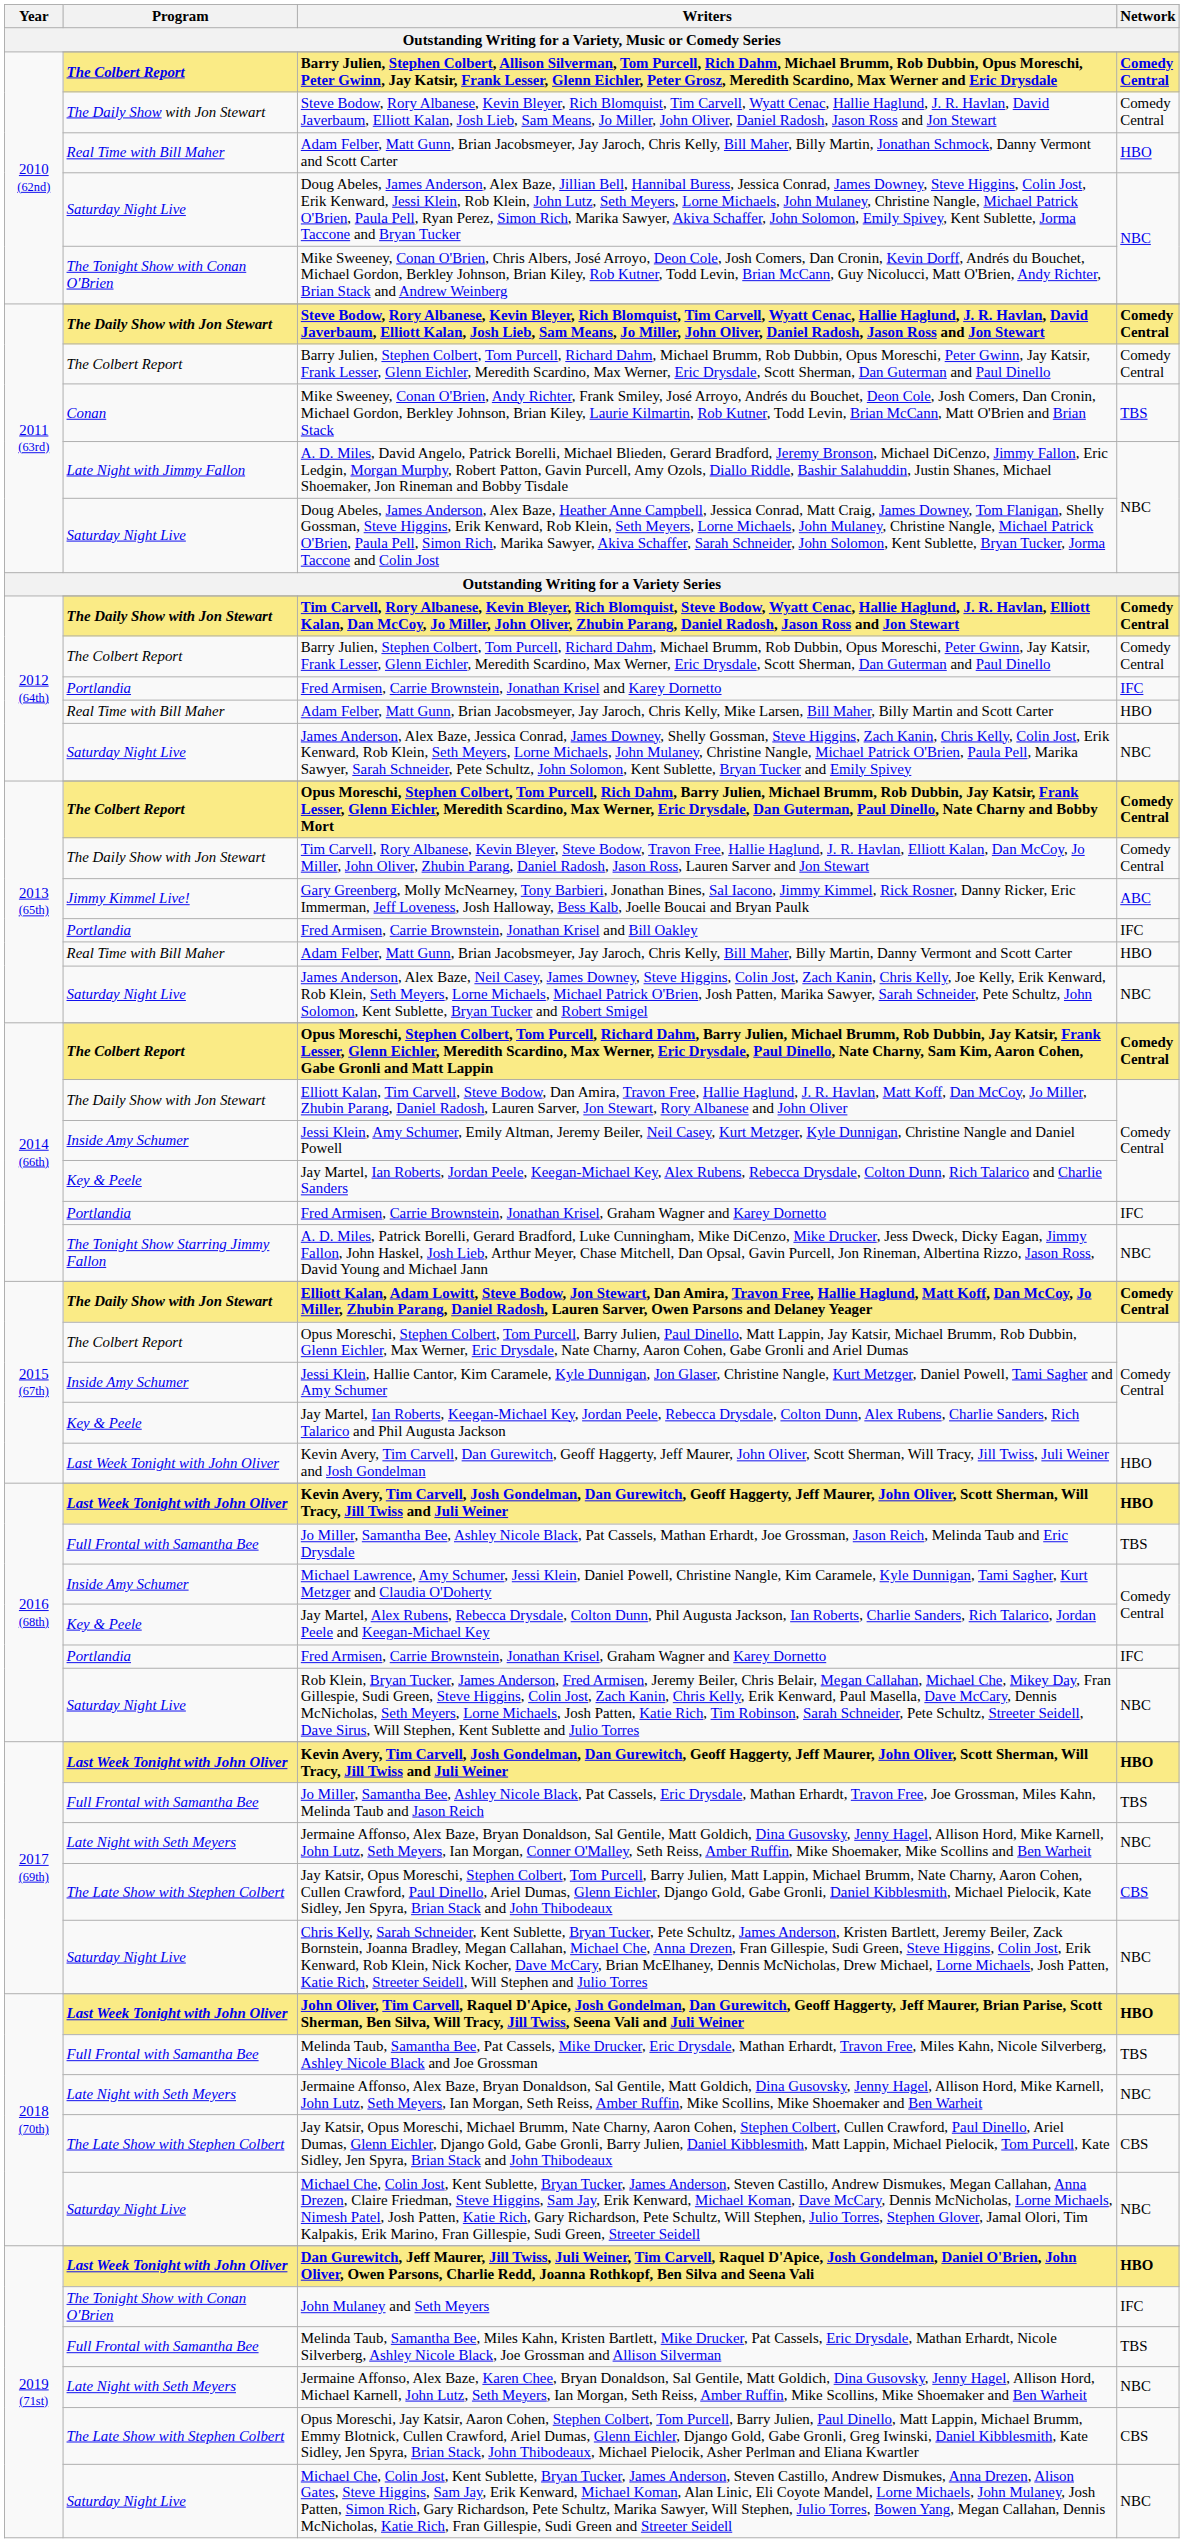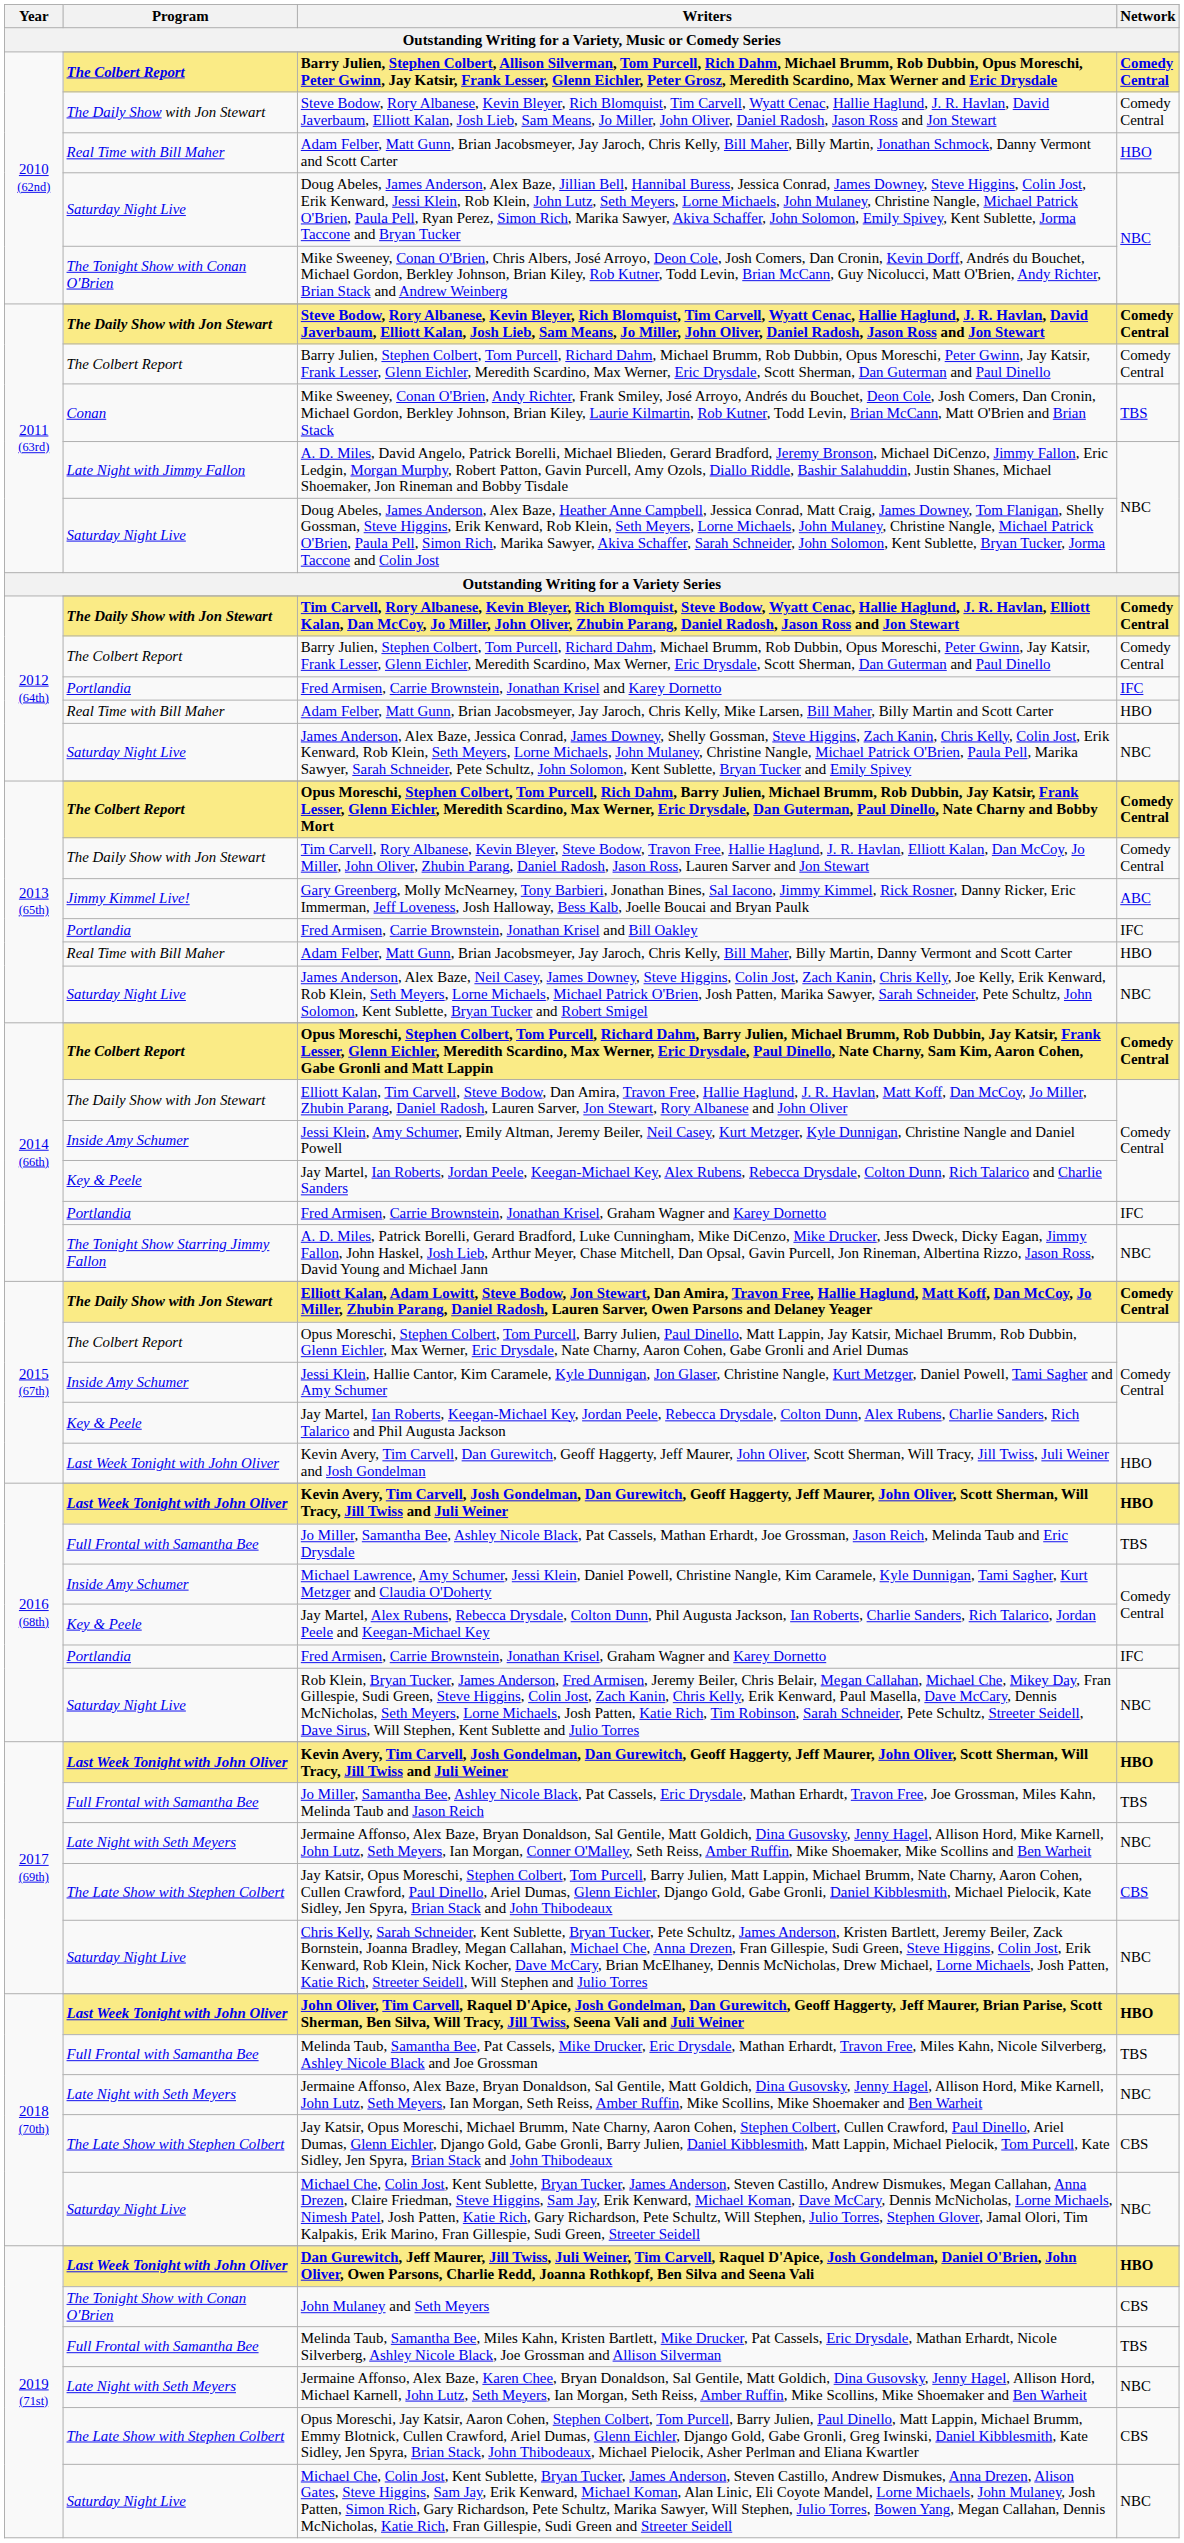(1132, 2306) IFC -> (1134, 2306) CBS
